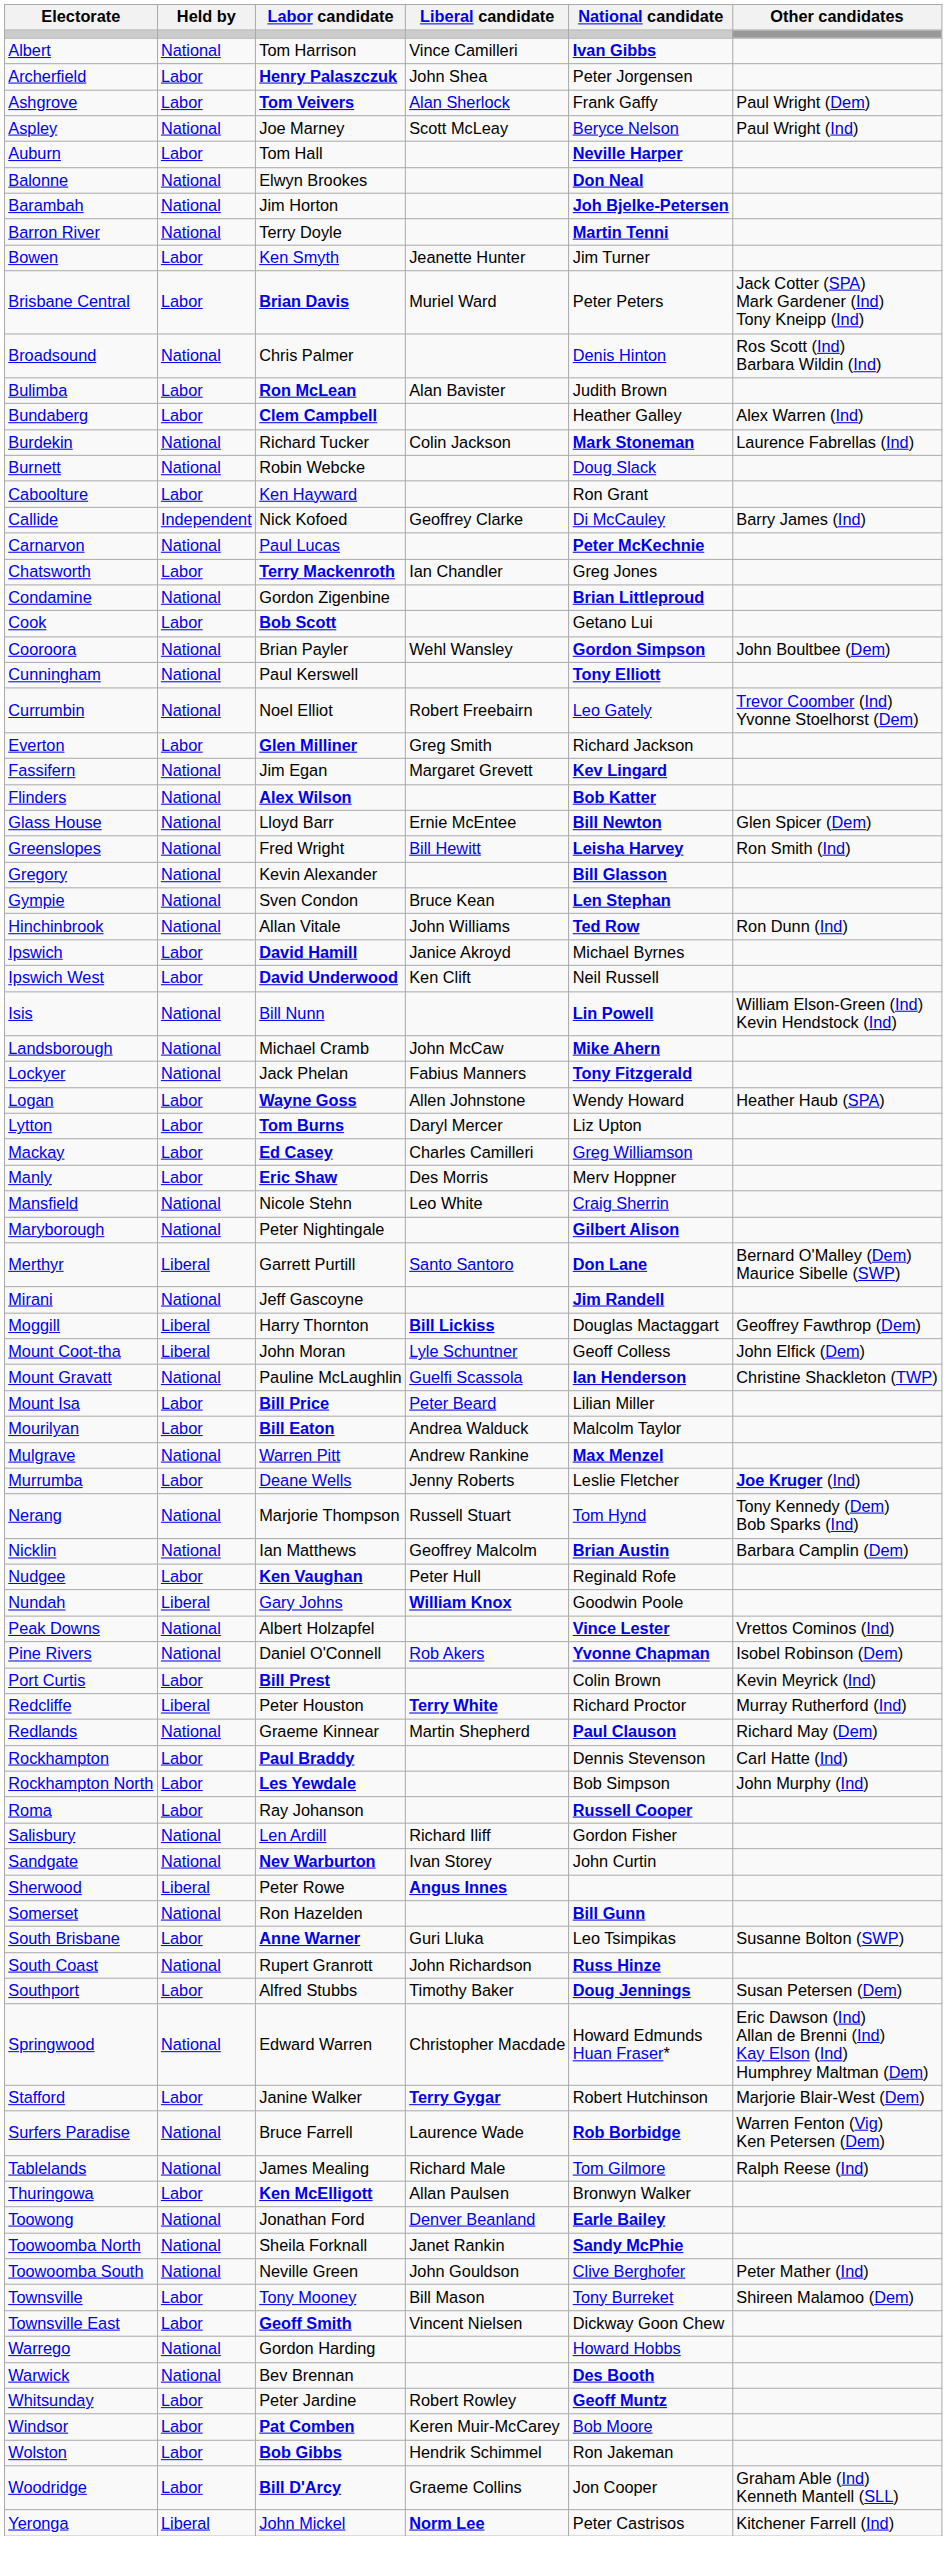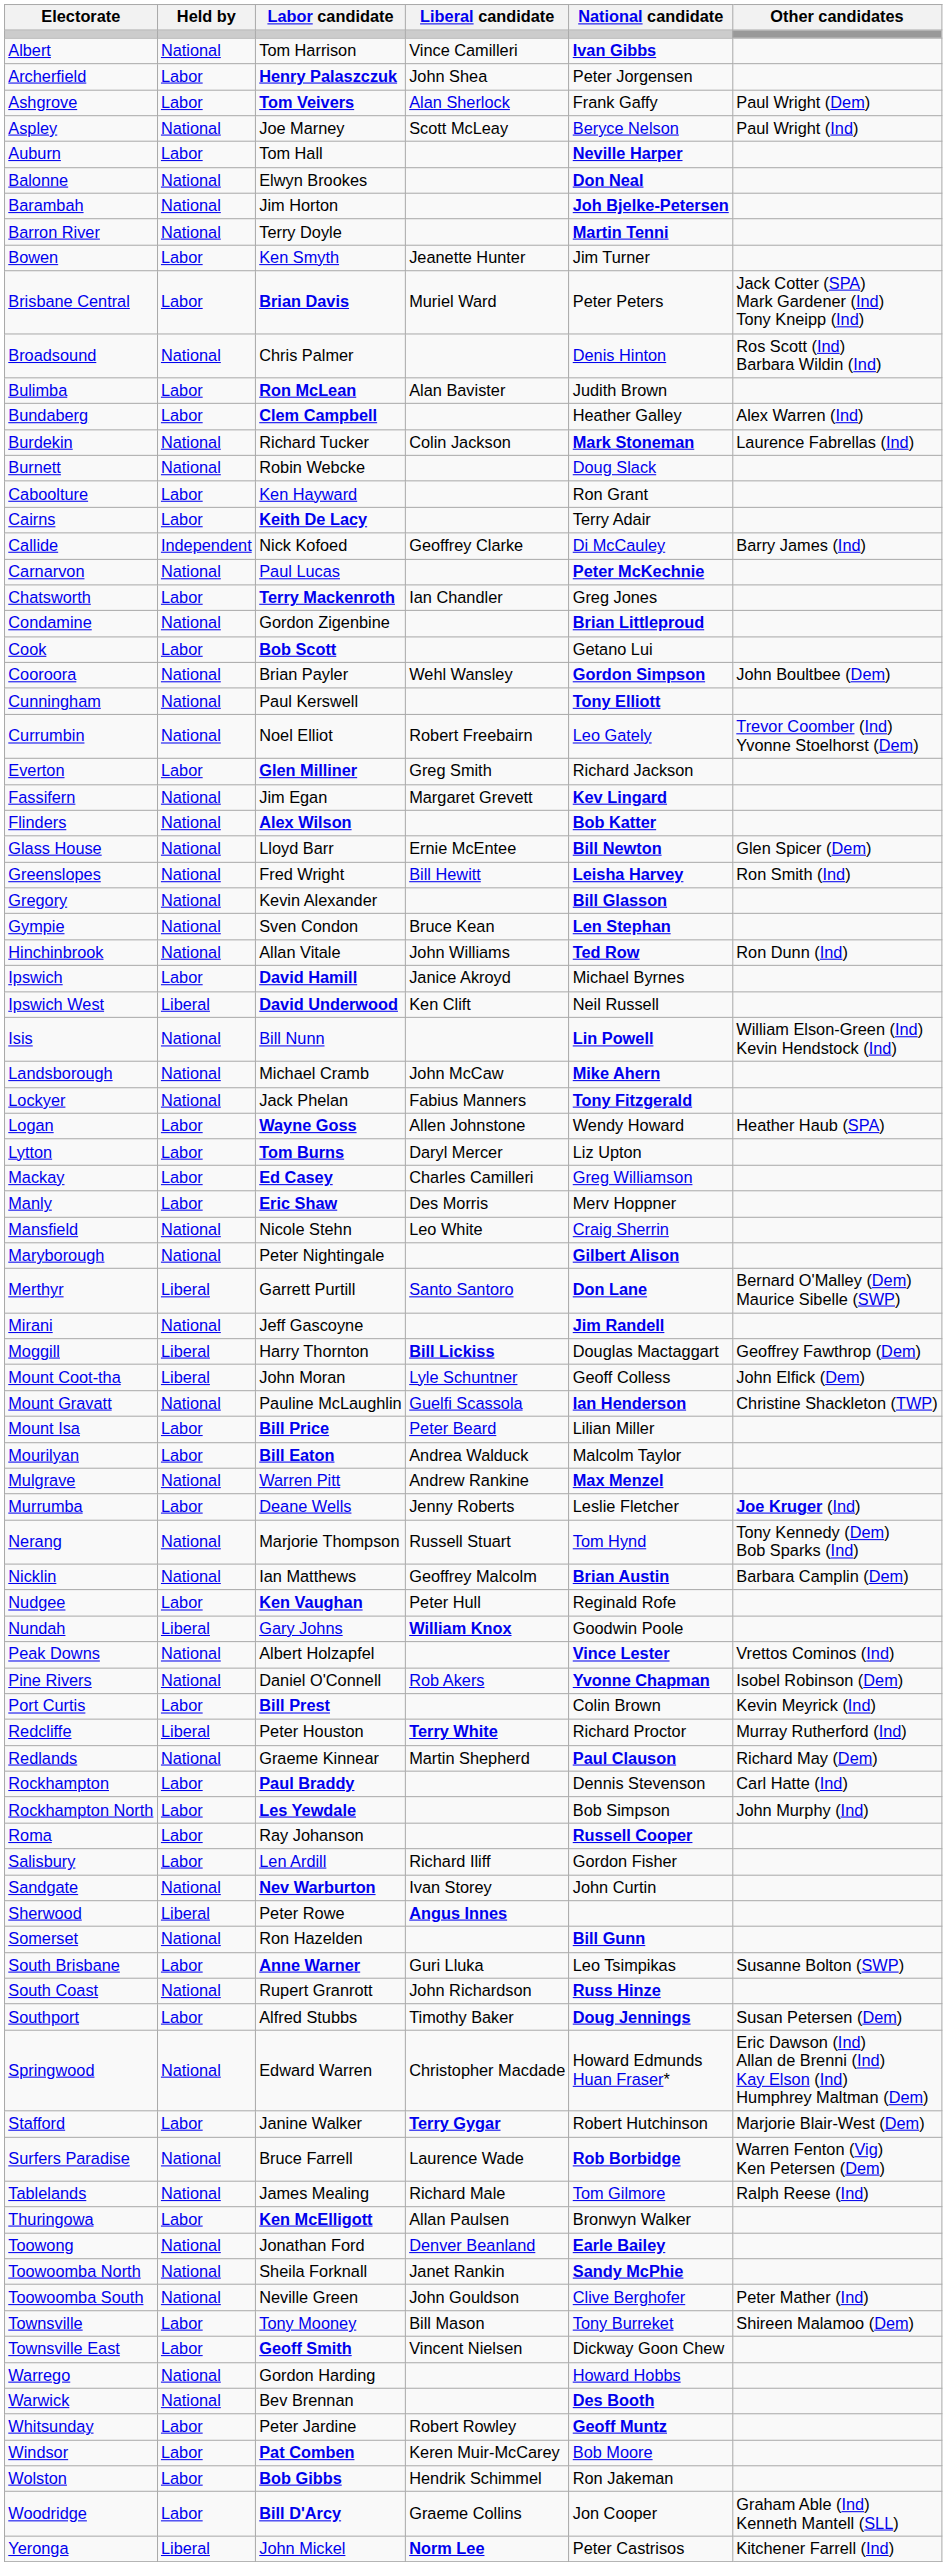+ row: (32, 520)
(182, 978) Labor -> (185, 1004) Liberal
(191, 1835) National -> (182, 1861) Labor
